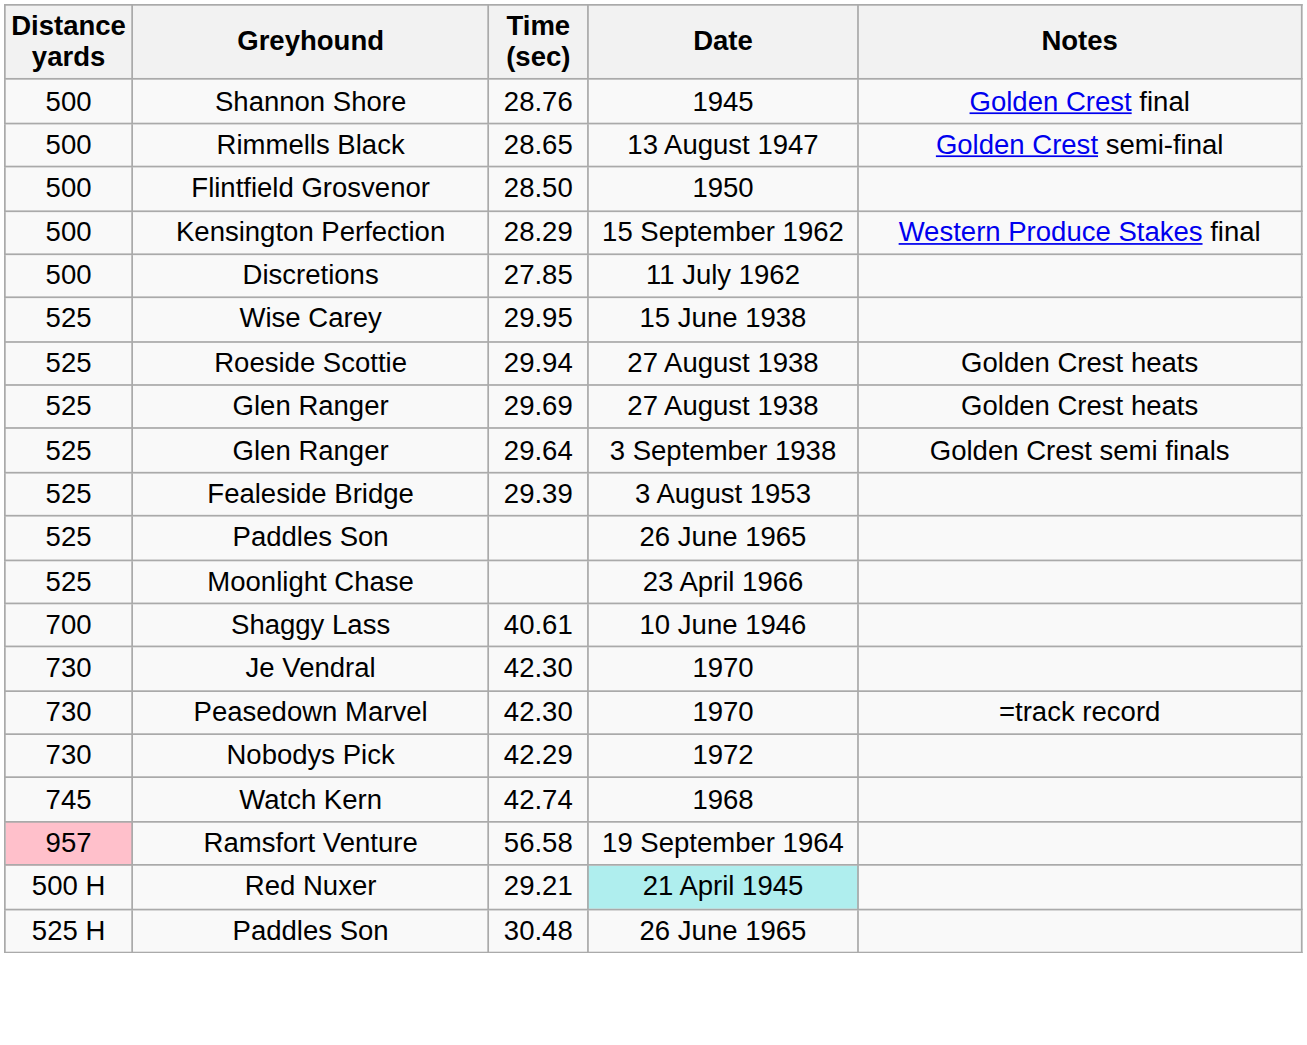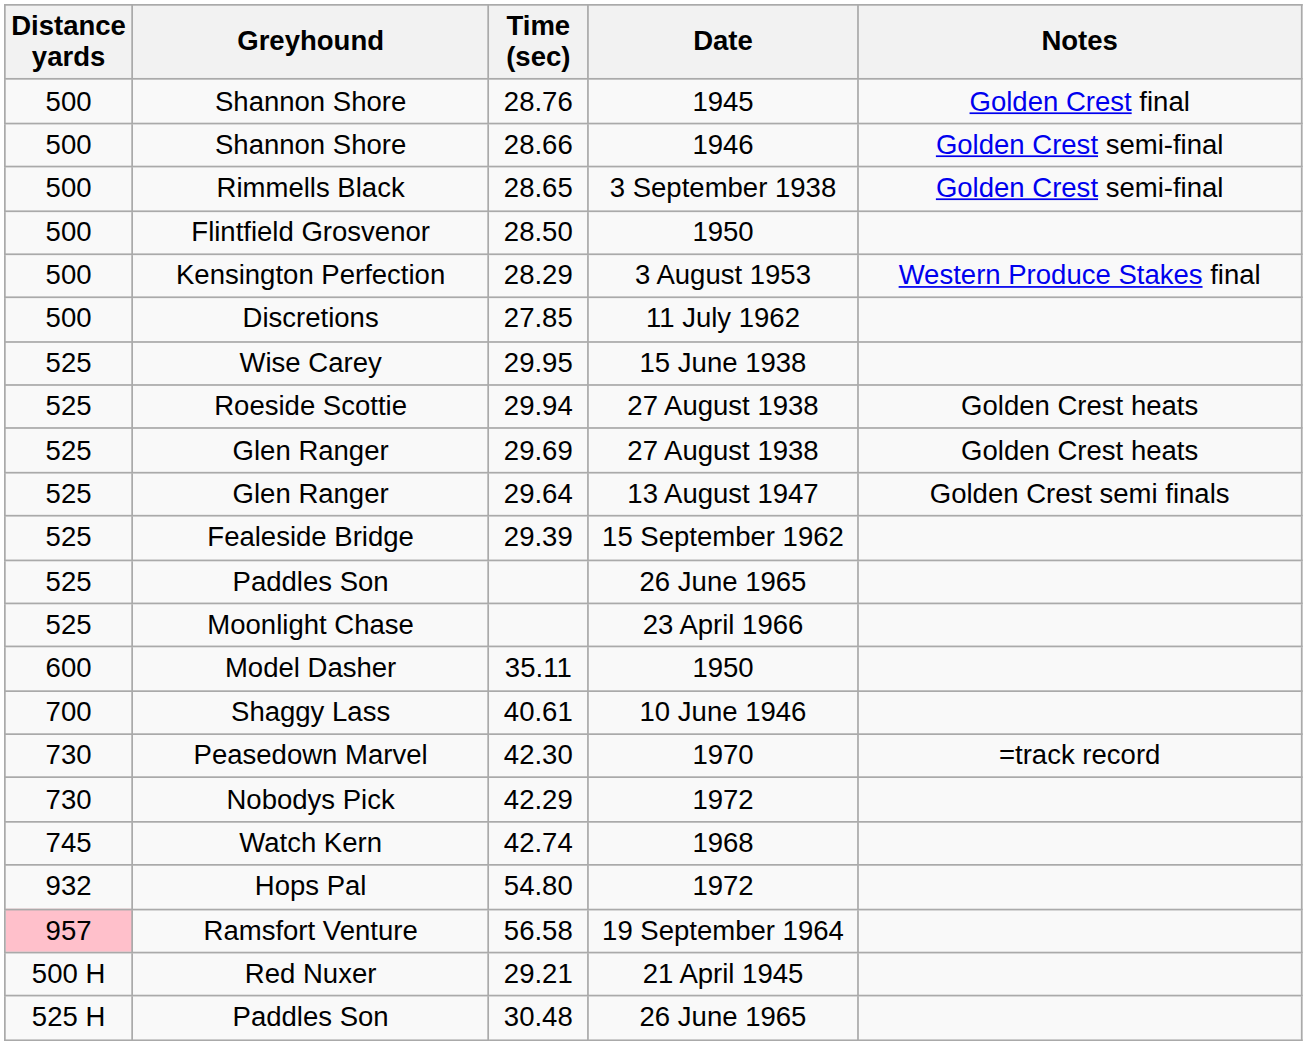+ row: (311, 144)
(723, 144) 13 August 1947 -> (723, 188) 3 September 1938
(723, 231) 15 September 1962 -> (723, 275) 3 August 1953
(723, 450) 3 September 1938 -> (723, 493) 13 August 1947
(723, 493) 3 August 1953 -> (723, 537) 15 September 1962
+ row: (311, 668)
- row: (311, 668)
+ row: (311, 886)
(723, 886) paleturquoise background -> (723, 973) no background
